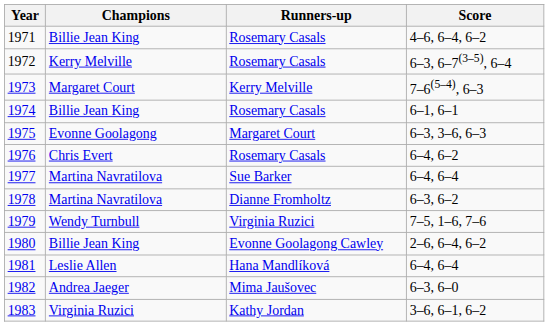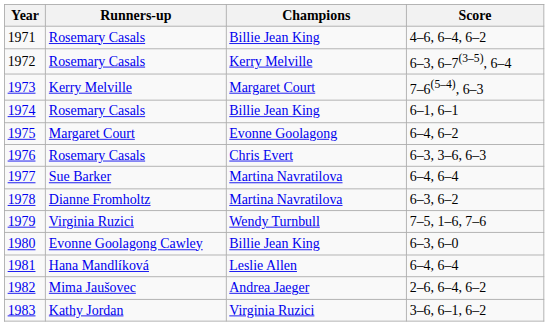columns swapped: (136, 15) <-> (316, 15)
(448, 133) 6–3, 3–6, 6–3 -> (434, 133) 6–4, 6–2
(434, 155) 6–4, 6–2 -> (448, 155) 6–3, 3–6, 6–3
(448, 243) 2–6, 6–4, 6–2 -> (434, 243) 6–3, 6–0
(434, 287) 6–3, 6–0 -> (448, 287) 2–6, 6–4, 6–2
